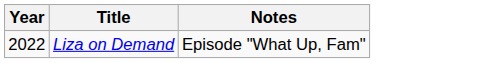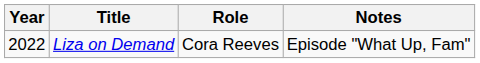+ column: (230, 17)
